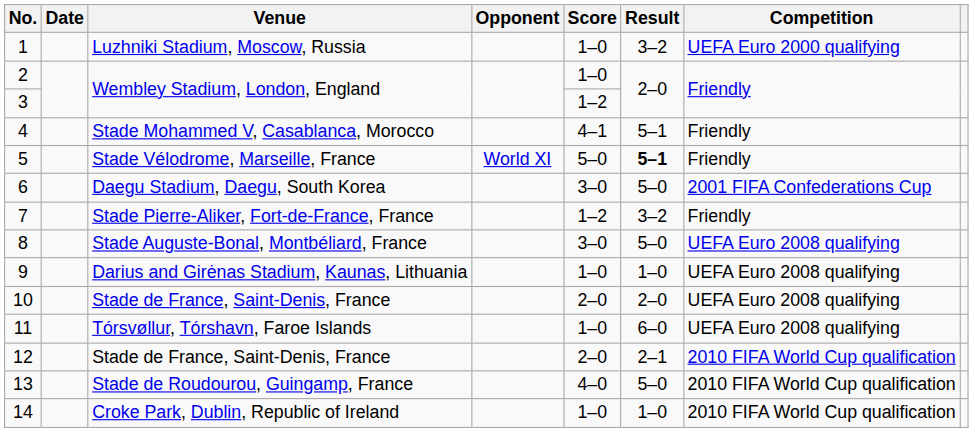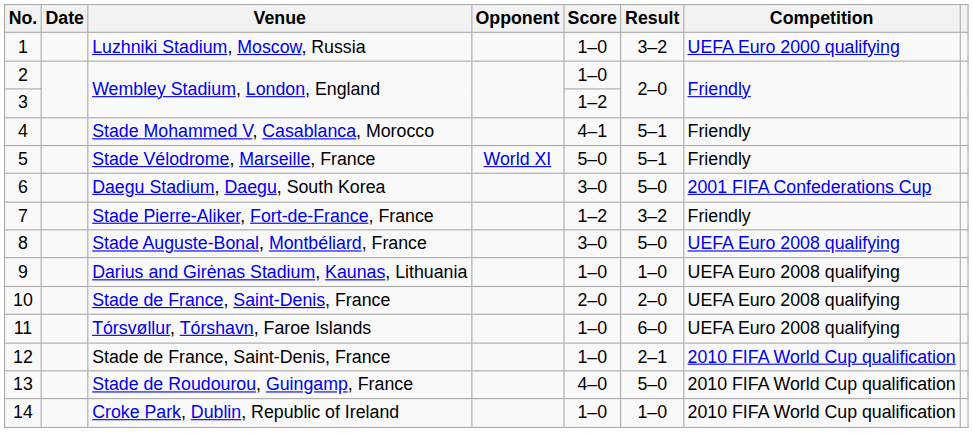(652, 159) bold -> (652, 159) normal
(592, 356) 2–0 -> (592, 356) 1–0
